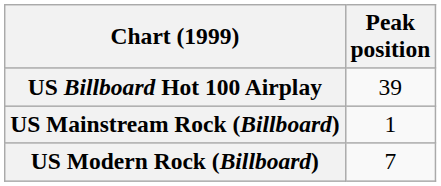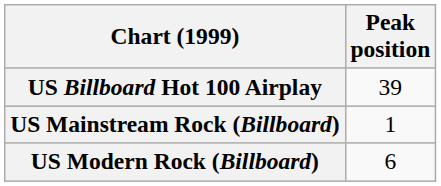(390, 161) 7 -> (390, 161) 6
